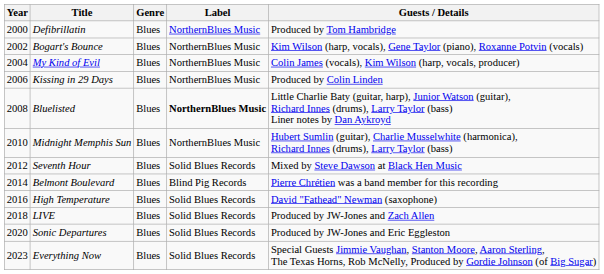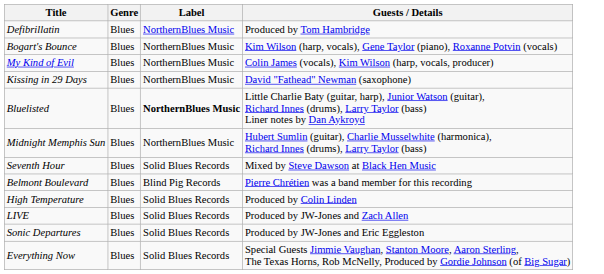- column: (17, 12)
(327, 79) Produced by Colin Linden -> (328, 79) David "Fathead" Newman (saxophone)
(354, 199) David "Fathead" Newman (saxophone) -> (301, 199) Produced by Colin Linden
